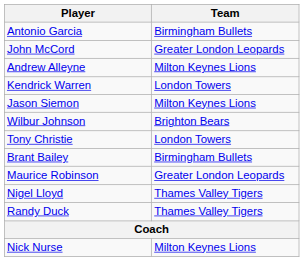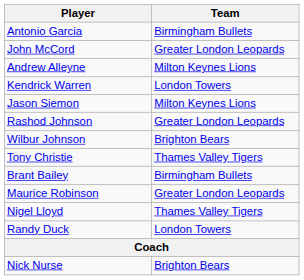+ row: (50, 121)
(193, 139) London Towers -> (208, 157) Thames Valley Tigers
(208, 211) Thames Valley Tigers -> (193, 229) London Towers
(205, 247) Milton Keynes Lions -> (192, 265) Brighton Bears
